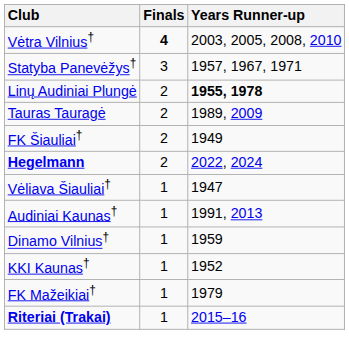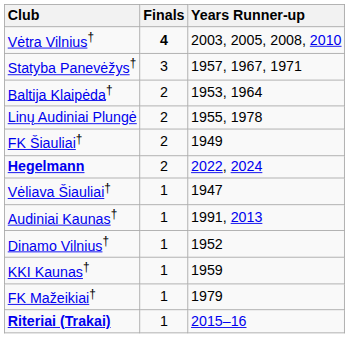+ row: (60, 93)
(227, 91) bold -> (227, 117) normal
- row: (57, 113)
(207, 240) 1959 -> (207, 244) 1952
(207, 266) 1952 -> (207, 270) 1959
